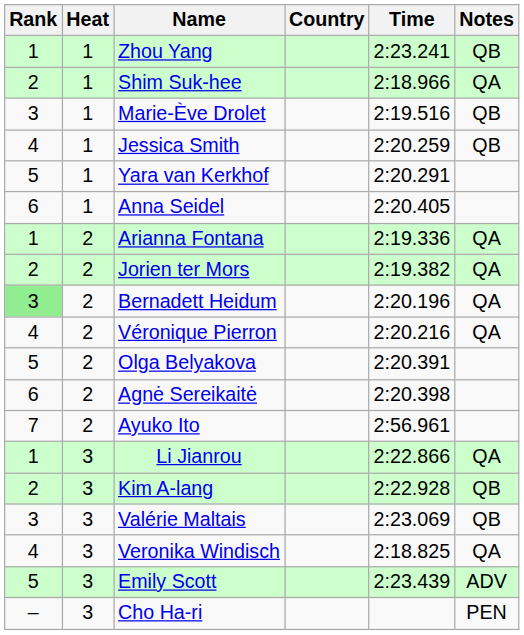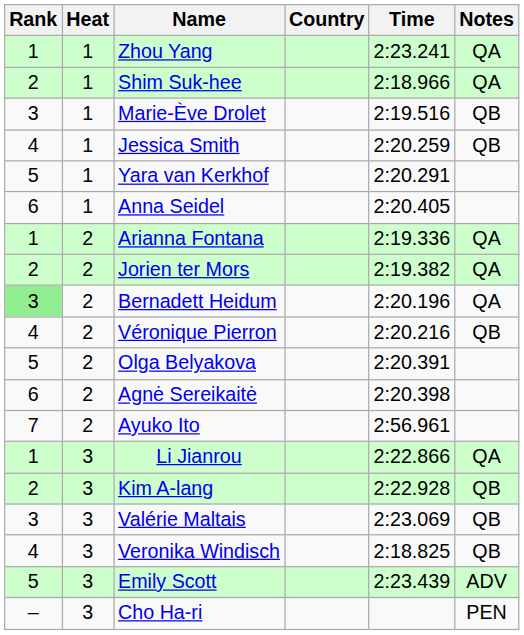(487, 51) QB -> (487, 51) QA
(487, 332) QA -> (487, 332) QB
(487, 550) QA -> (487, 550) QB
